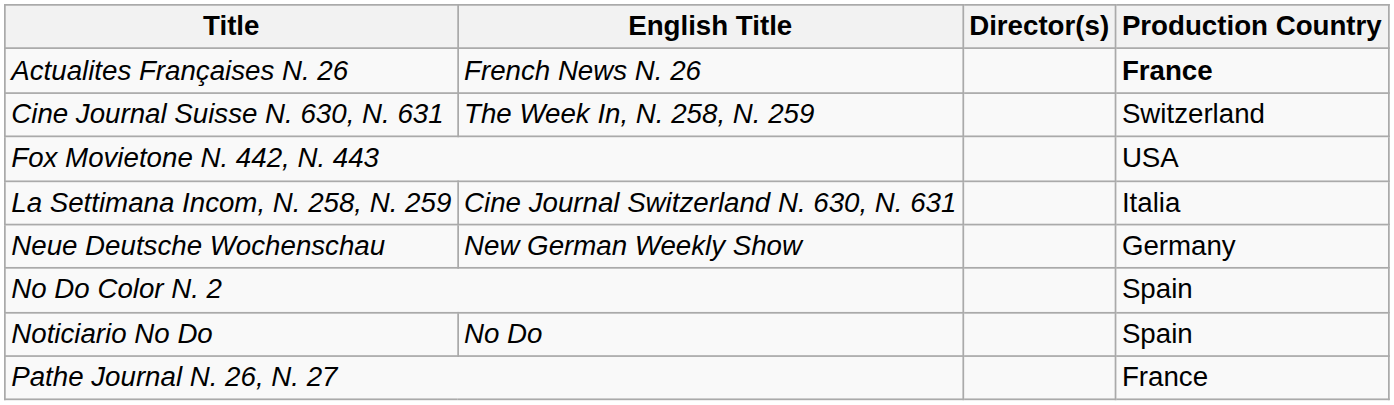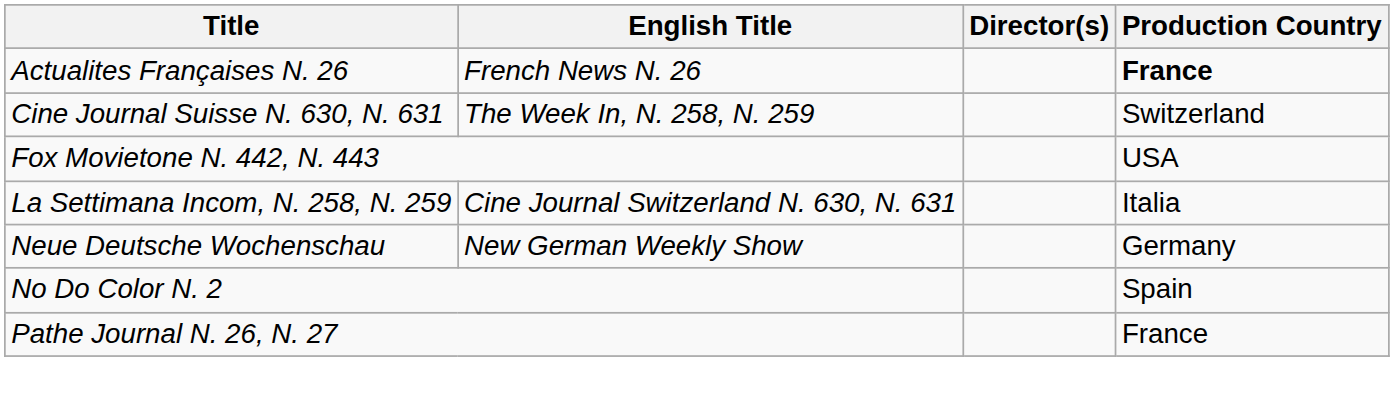- row: (112, 333)
